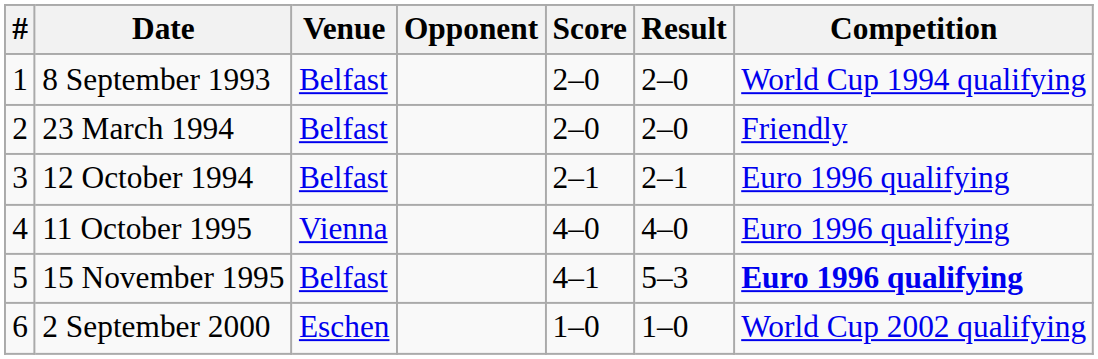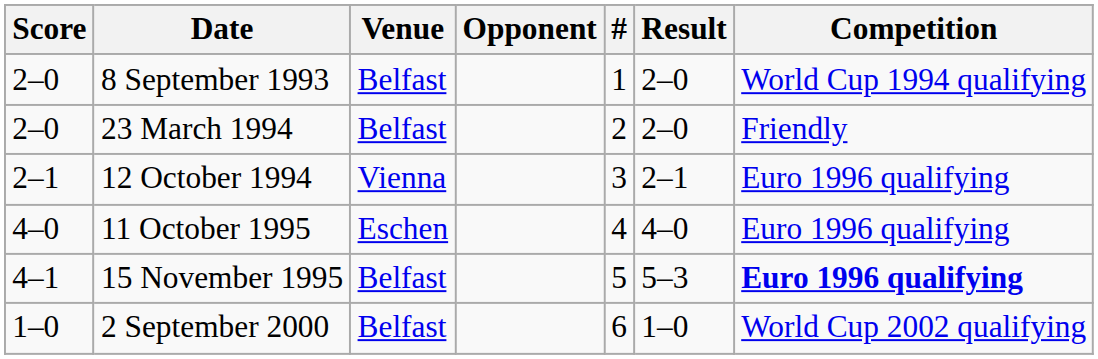columns swapped: (20, 29) <-> (590, 29)
(343, 178) Belfast -> (402, 178) Vienna
(343, 228) Vienna -> (403, 228) Eschen
(344, 327) Eschen -> (402, 327) Belfast
